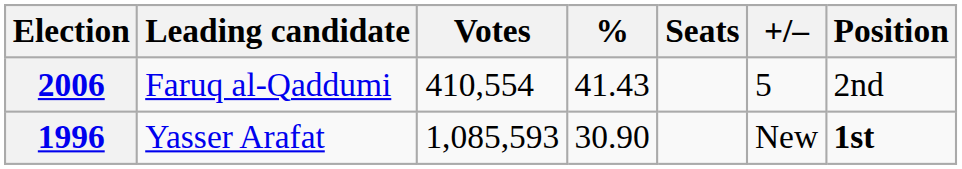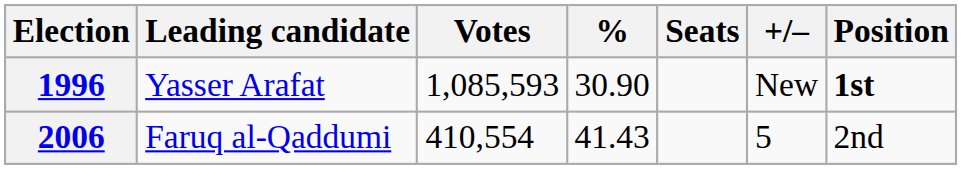rows swapped: (71, 137) <-> (71, 84)
